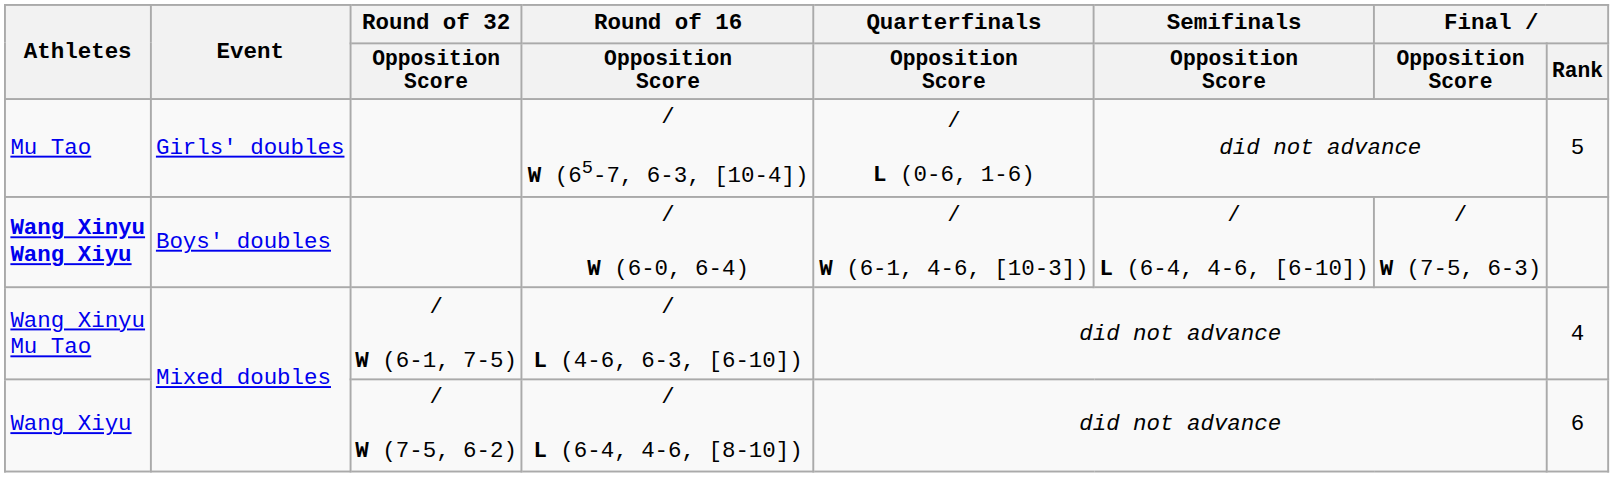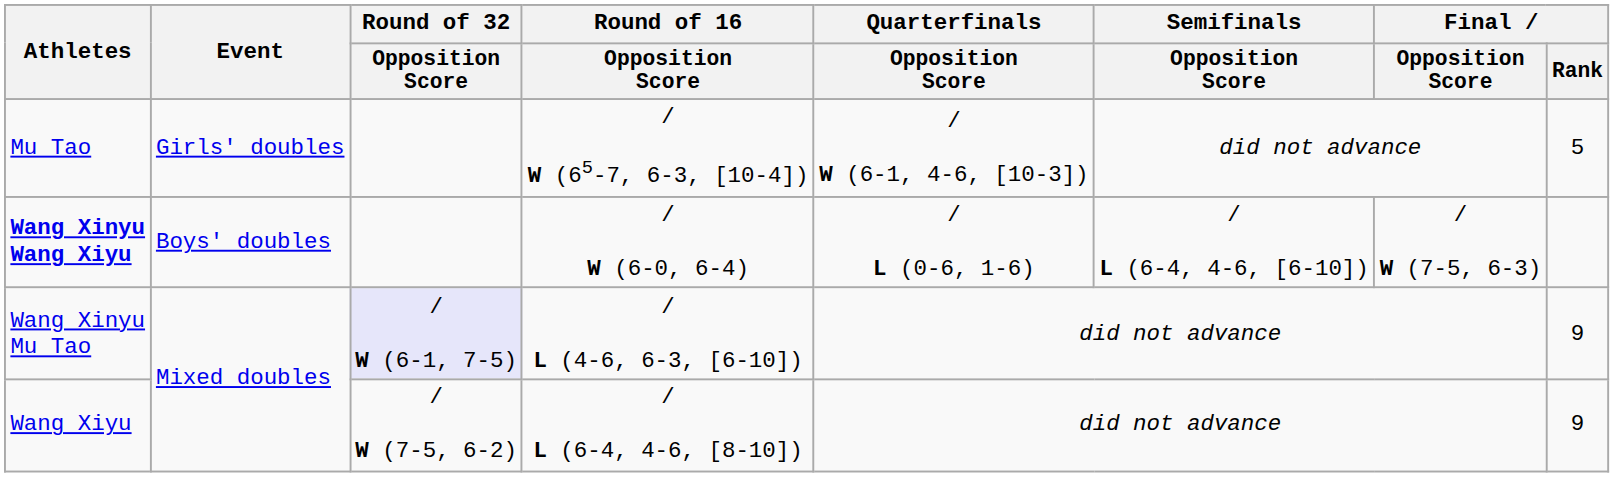(954, 147) / L (0-6, 1-6) -> (954, 147) / W (6-1, 4-6, [10-3])
(954, 242) / W (6-1, 4-6, [10-3]) -> (954, 242) / L (0-6, 1-6)
(436, 333) no background -> (436, 333) lavender background
(1578, 333) 4 -> (1578, 333) 9
(1578, 425) 6 -> (1578, 425) 9
